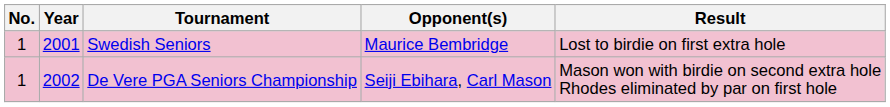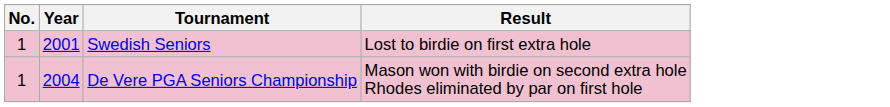- column: (458, 18)
(61, 80) 2002 -> (61, 80) 2004
